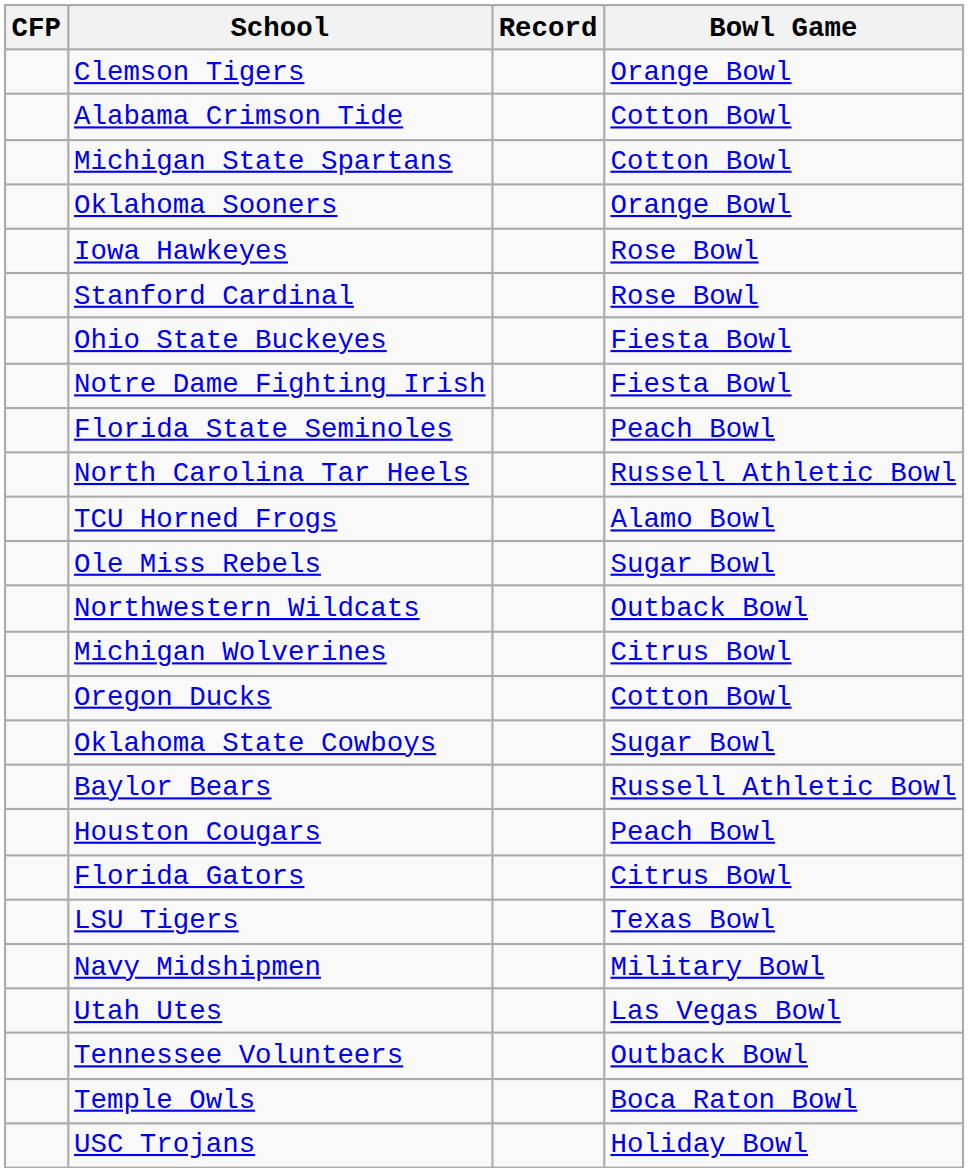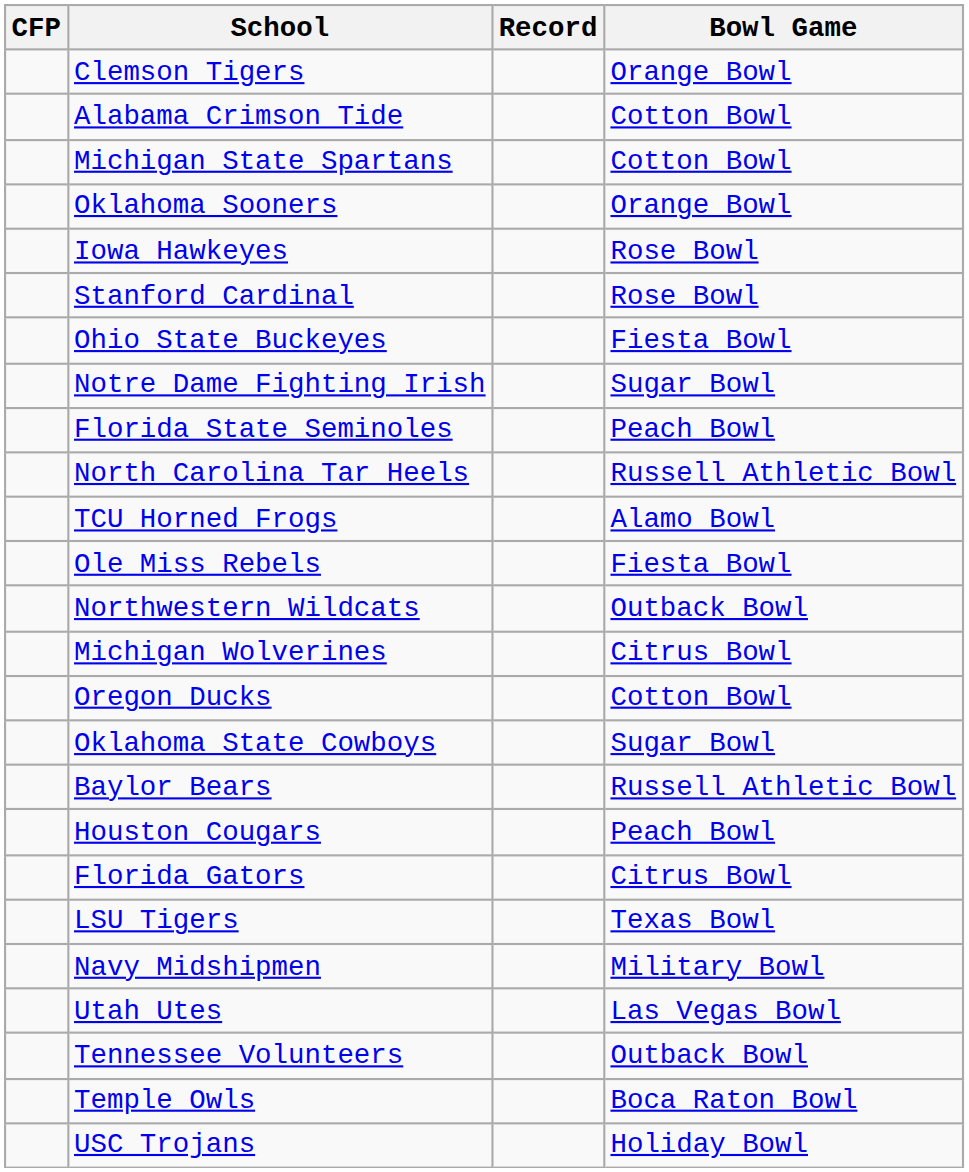(701, 385) Fiesta Bowl -> (693, 385) Sugar Bowl
(693, 564) Sugar Bowl -> (701, 564) Fiesta Bowl
